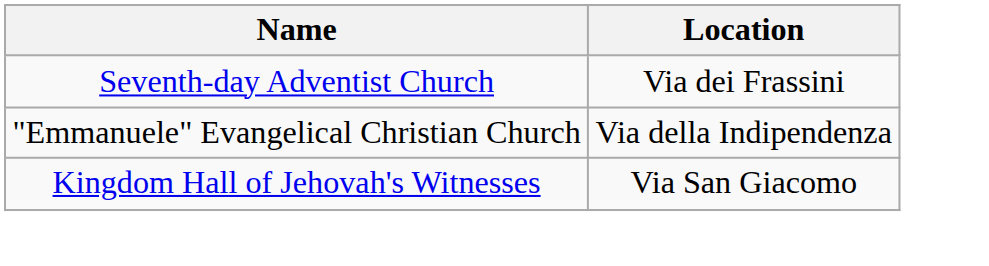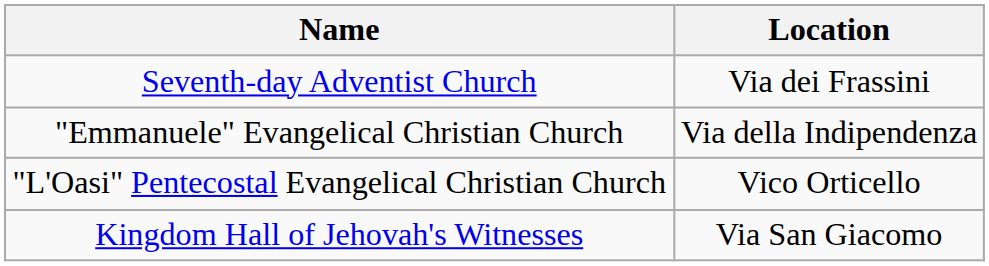+ row: (339, 183)
